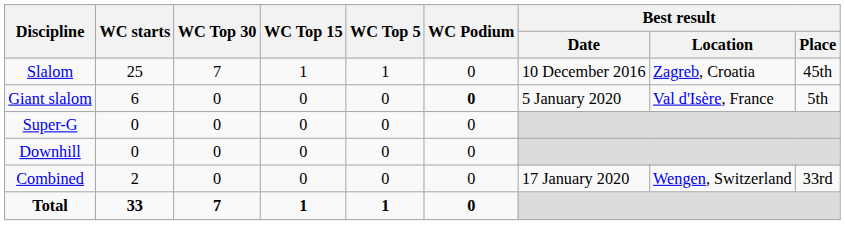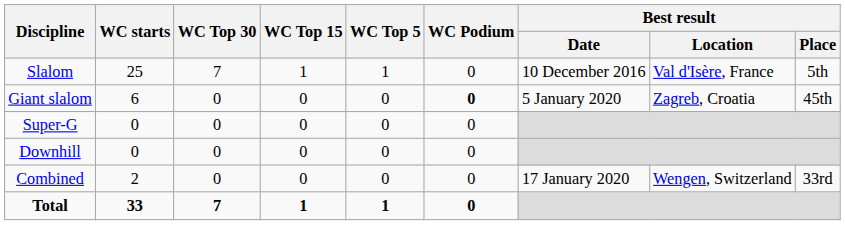(704, 71) Zagreb, Croatia -> (713, 71) Val d'Isère, France
(818, 71) 45th -> (818, 71) 5th
(713, 98) Val d'Isère, France -> (704, 98) Zagreb, Croatia
(818, 98) 5th -> (818, 98) 45th
